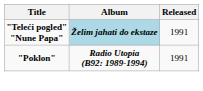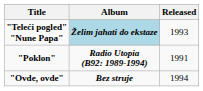(179, 32) 1991 -> (179, 32) 1993
+ row: (37, 78)
